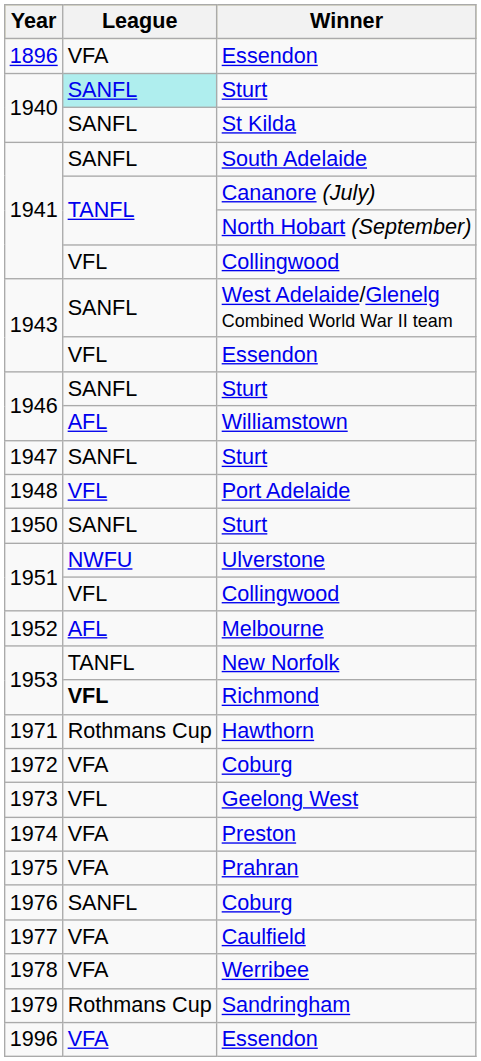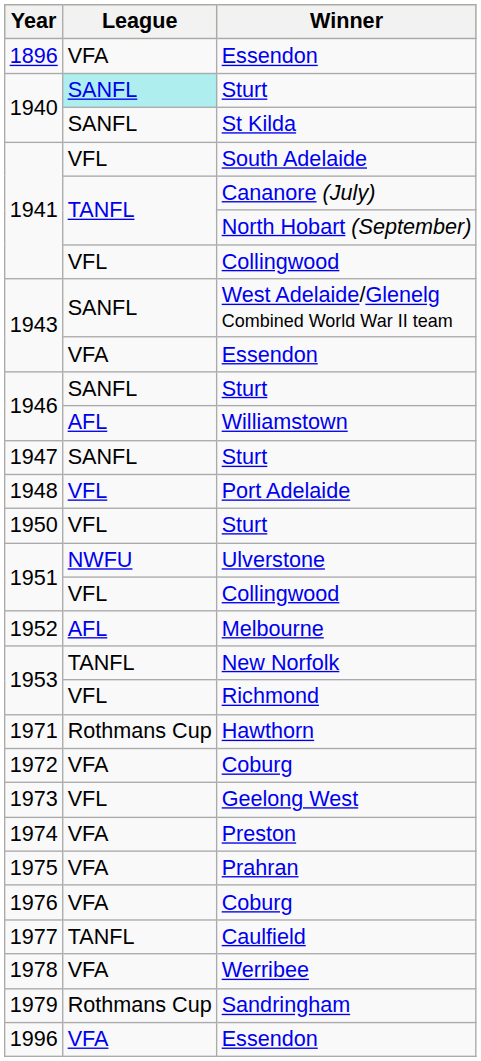(102, 158) SANFL -> (87, 158) VFL
(87, 354) VFL -> (88, 354) VFA
(102, 525) SANFL -> (87, 525) VFL
(88, 696) bold -> (87, 696) normal
(102, 902) SANFL -> (88, 902) VFA
(88, 936) VFA -> (101, 936) TANFL
